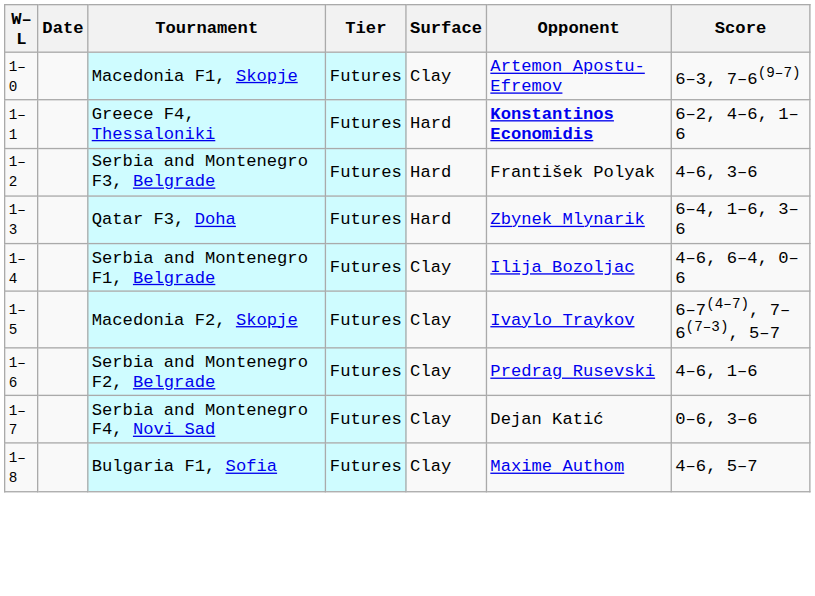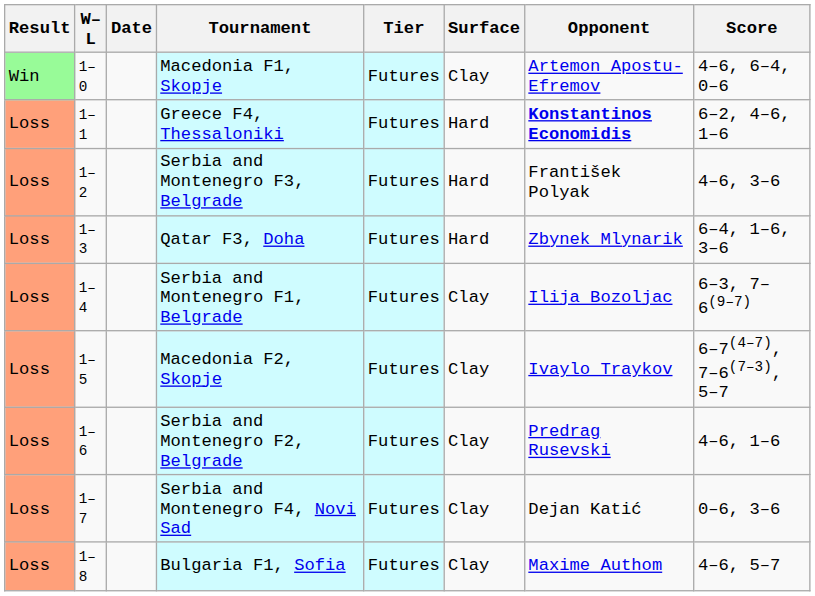+ column: (40, 29)
(738, 76) 6–3, 7–6(9–7) -> (744, 76) 4–6, 6–4, 0–6
(737, 267) 4–6, 6–4, 0–6 -> (734, 297) 6–3, 7–6(9–7)
